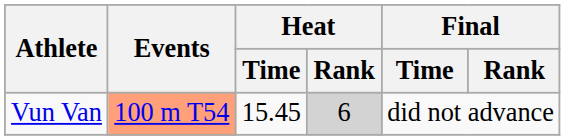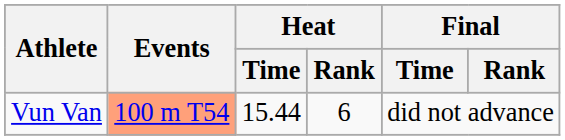(271, 113) 15.45 -> (271, 113) 15.44
(344, 113) lightgrey background -> (344, 113) no background
